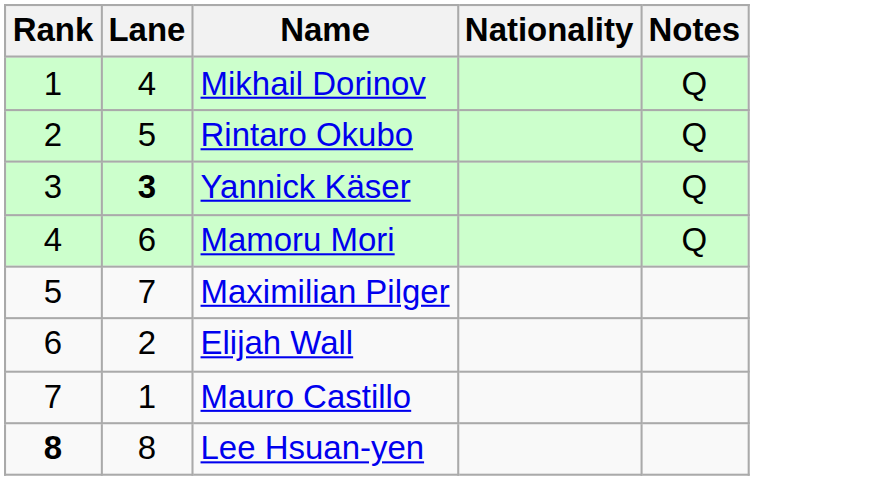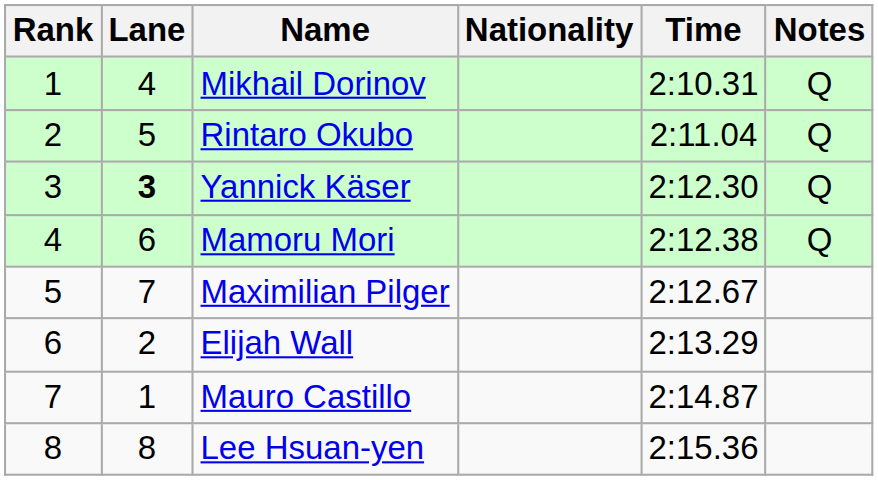+ column: (703, 30)
(53, 448) bold -> (53, 448) normal
